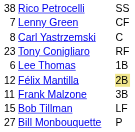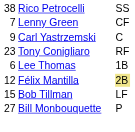(10, 37) 8 -> (10, 37) 9
- row: (53, 94)
